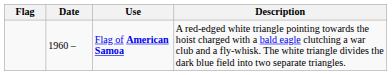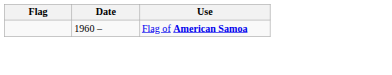- column: (280, 12)
